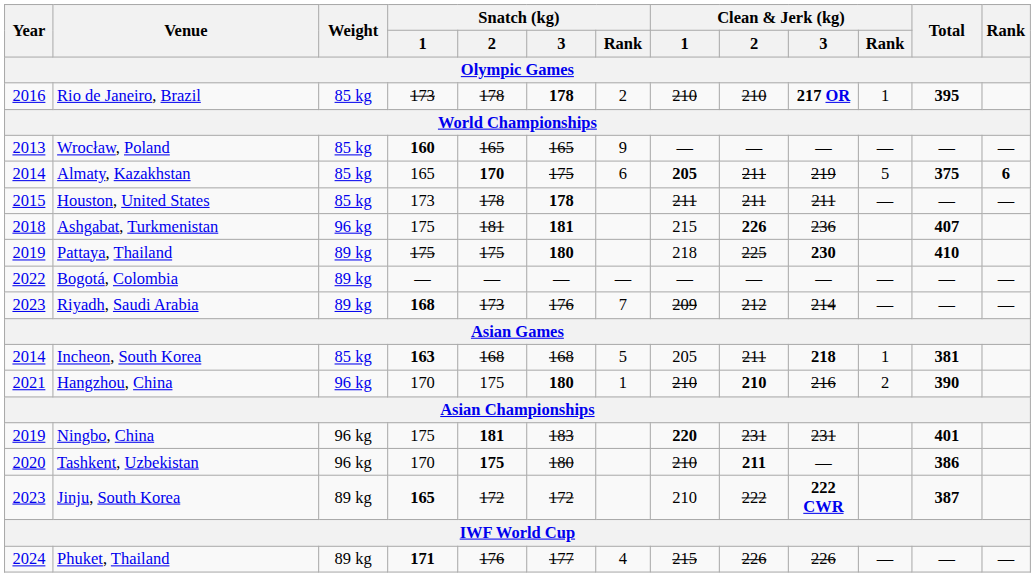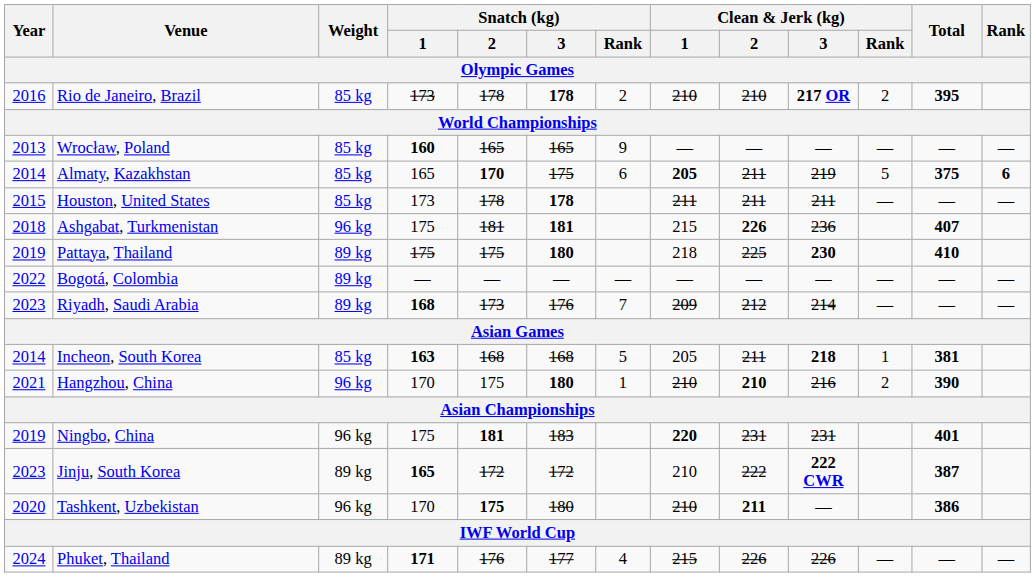(885, 95) 1 -> (885, 95) 2
rows swapped: (128, 461) <-> (119, 497)
